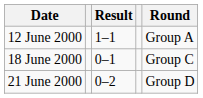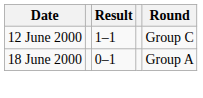(170, 37) Group A -> (170, 37) Group C
(170, 59) Group C -> (170, 59) Group A
- row: (45, 81)
